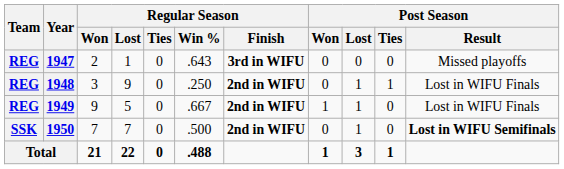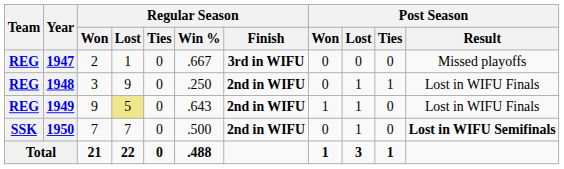(199, 61) .643 -> (199, 61) .667
(128, 107) no background -> (128, 107) khaki background
(199, 107) .667 -> (199, 107) .643
